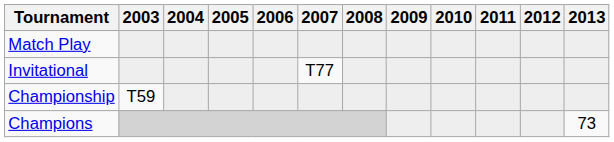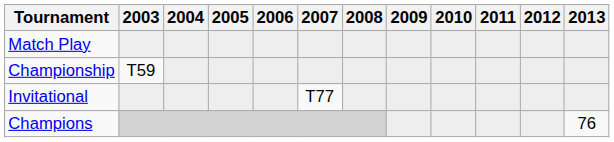rows swapped: (62, 96) <-> (48, 70)
(587, 123) 73 -> (587, 123) 76
